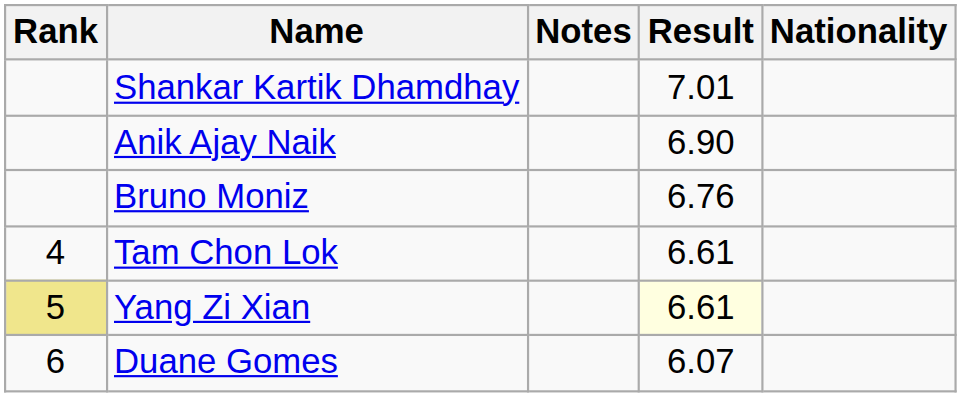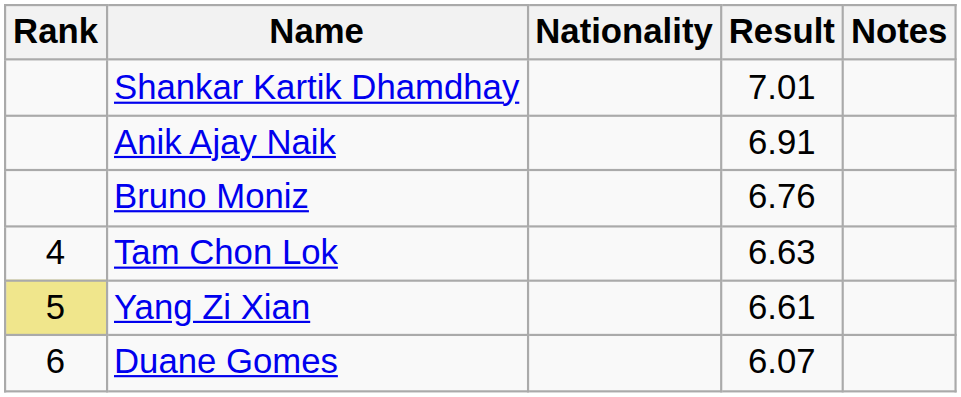columns swapped: (859, 32) <-> (584, 32)
(701, 142) 6.90 -> (782, 142) 6.91
(701, 252) 6.61 -> (782, 252) 6.63
(701, 307) lightyellow background -> (782, 307) no background
